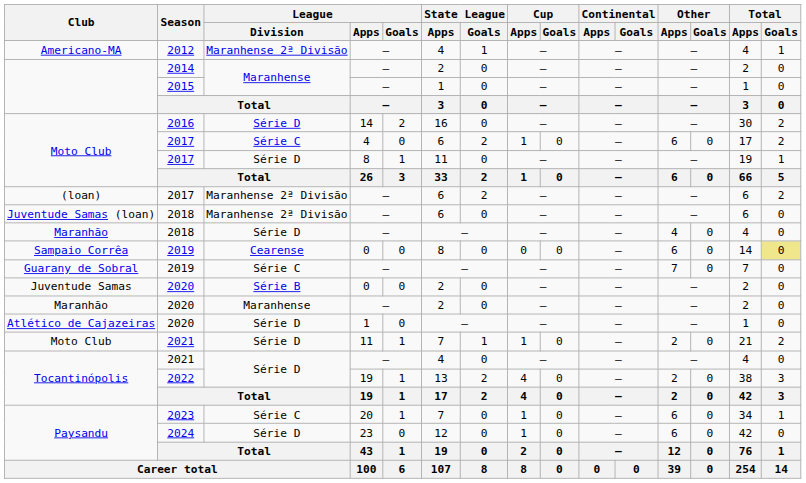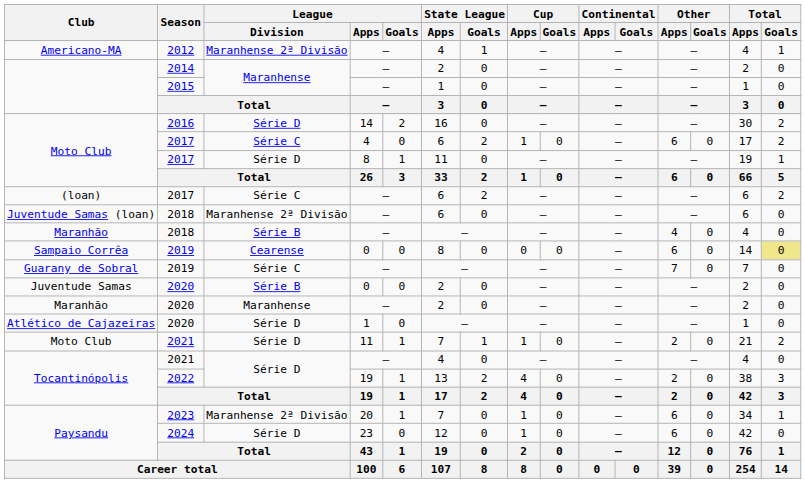(277, 196) Maranhense 2ª Divisão -> (277, 196) Série C
(277, 232) Série D -> (277, 232) Série B
(277, 414) Série C -> (277, 414) Maranhense 2ª Divisão
